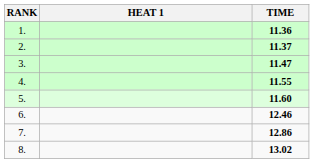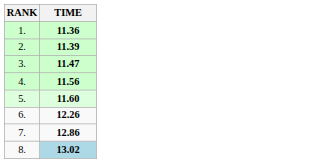- column: (146, 13)
(280, 47) 11.37 -> (68, 47) 11.39
(280, 81) 11.55 -> (68, 81) 11.56
(280, 116) 12.46 -> (68, 116) 12.26
(280, 150) no background -> (68, 150) lightblue background
